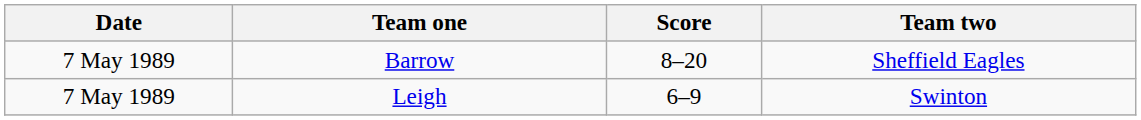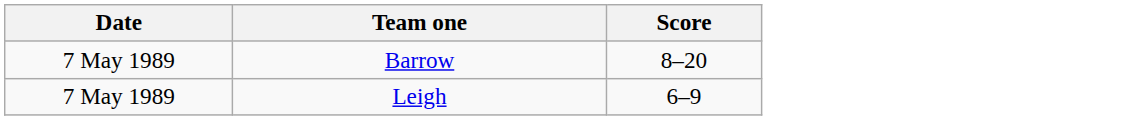- column: (948, 22)
